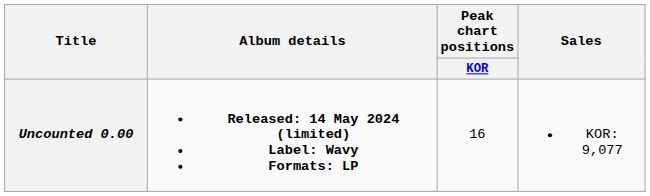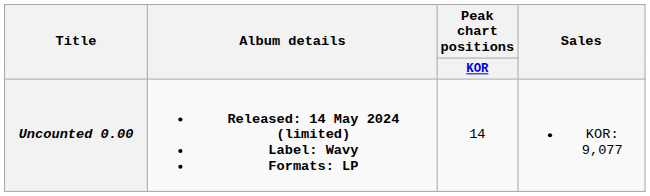(477, 135) 16 -> (477, 135) 14
